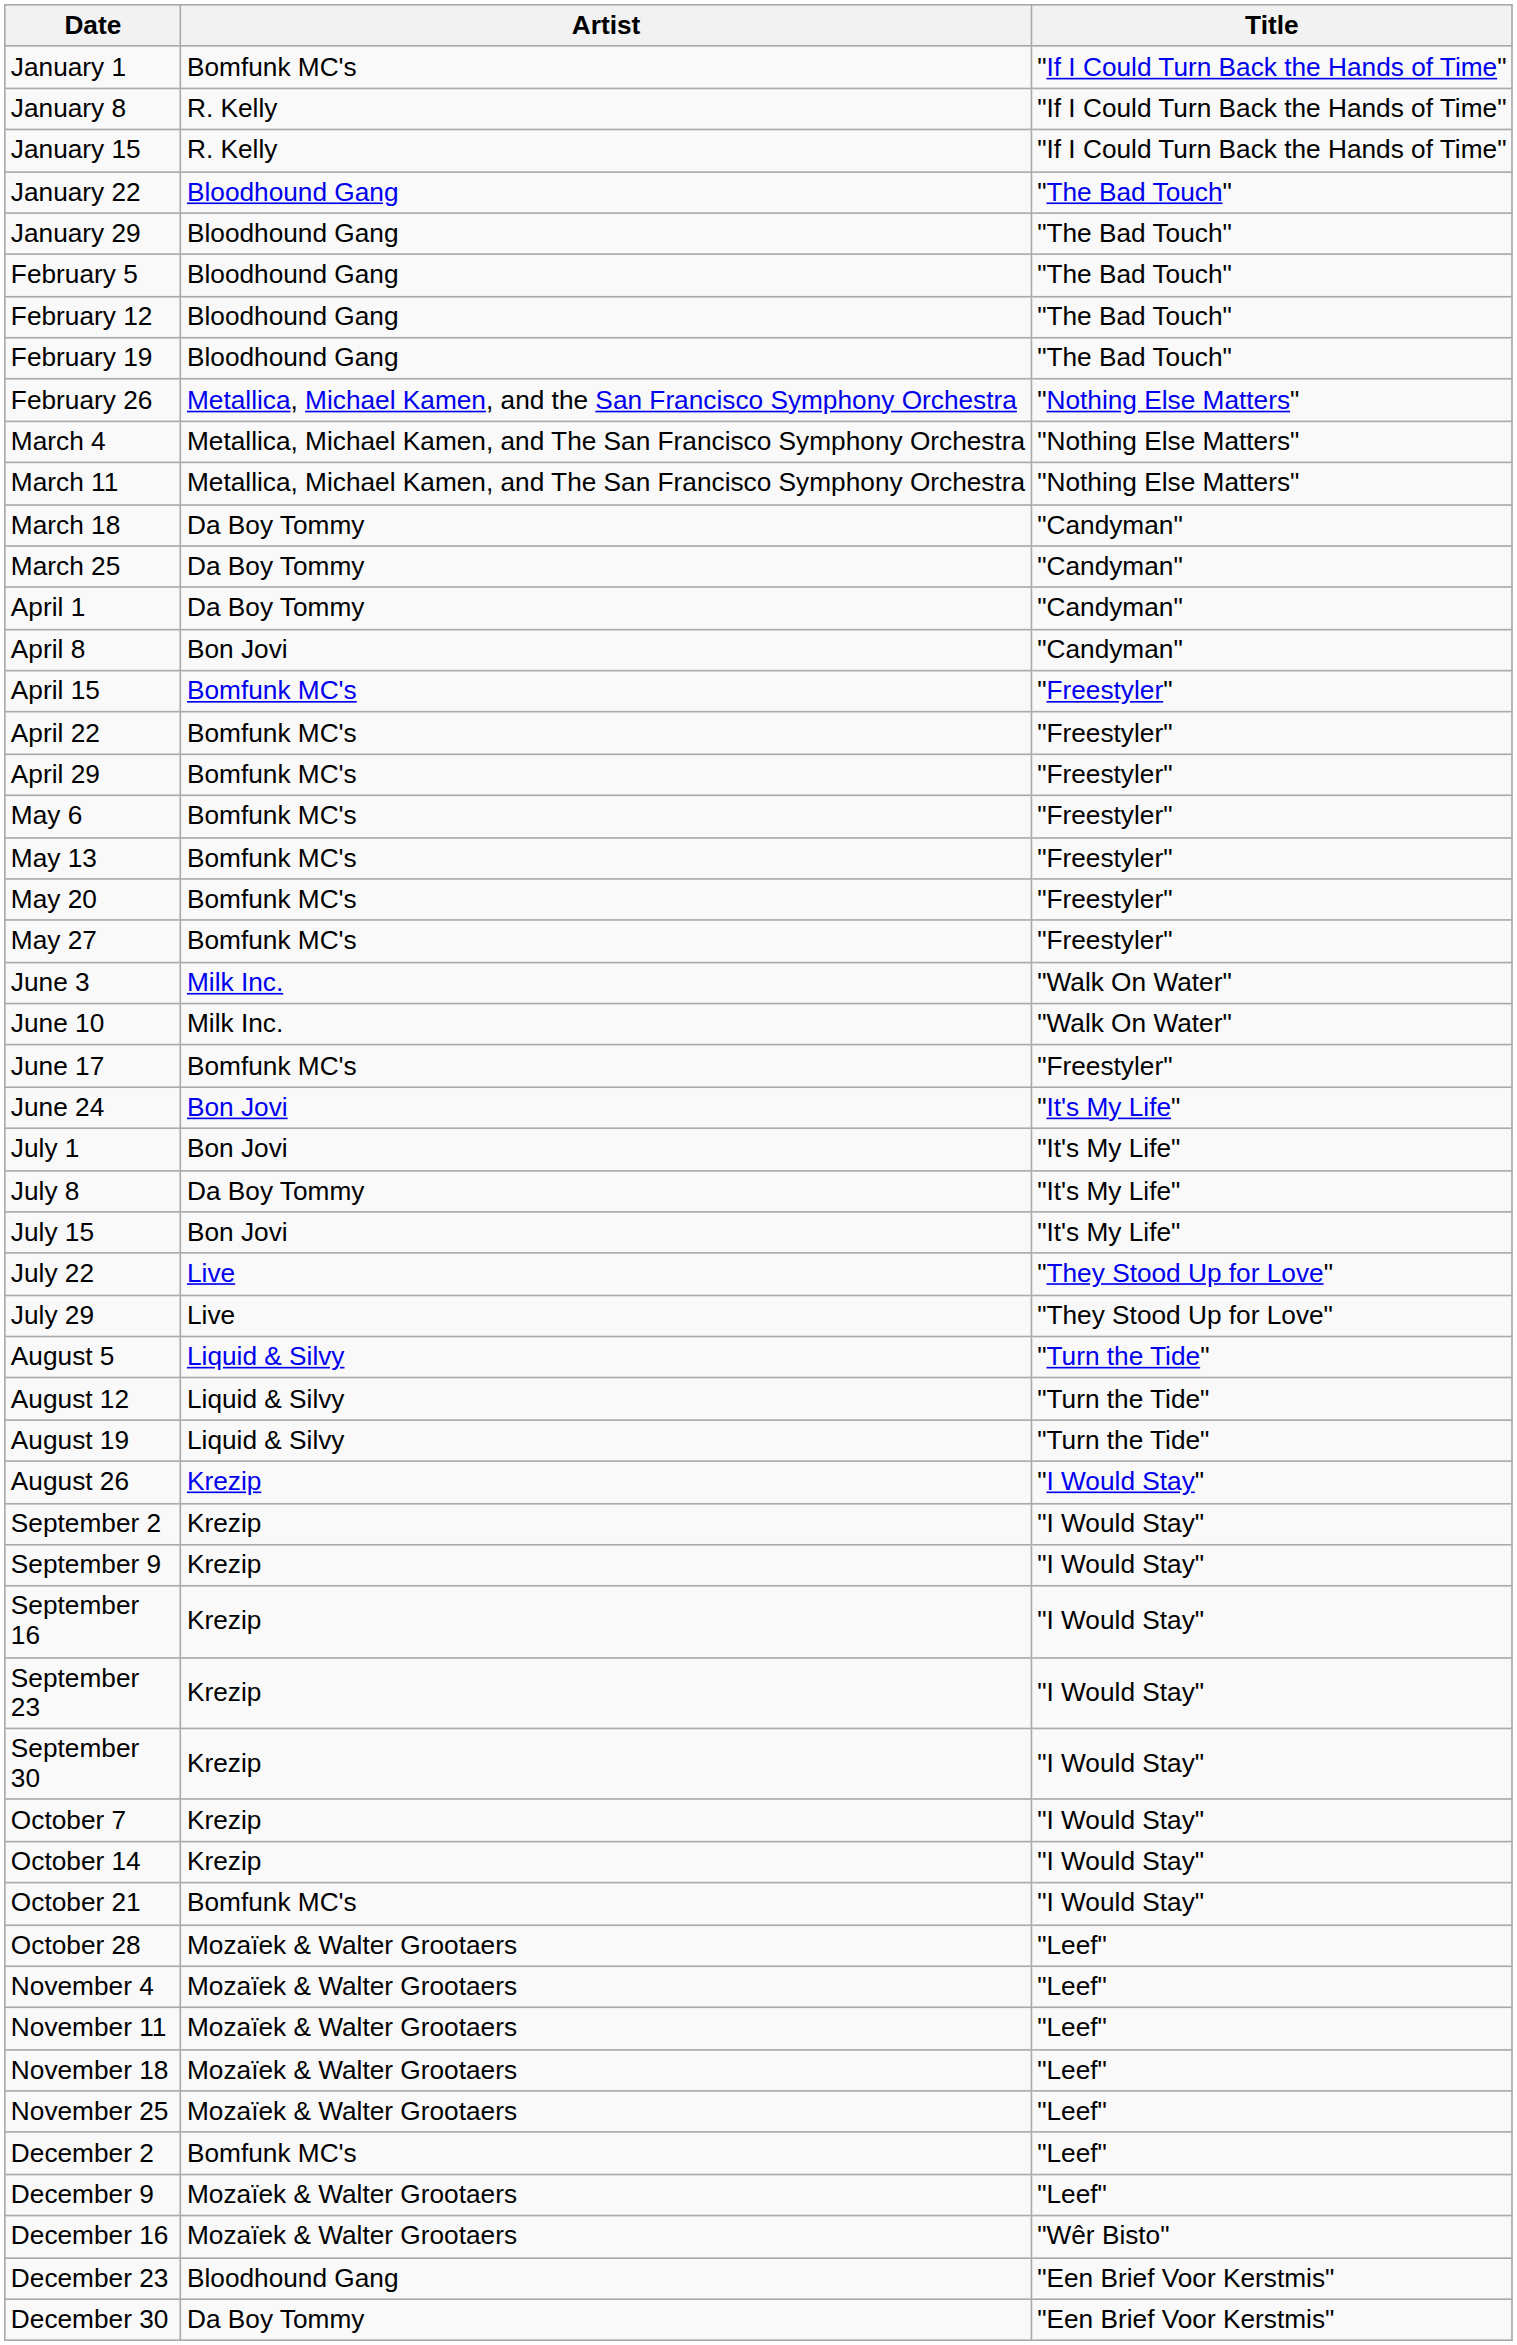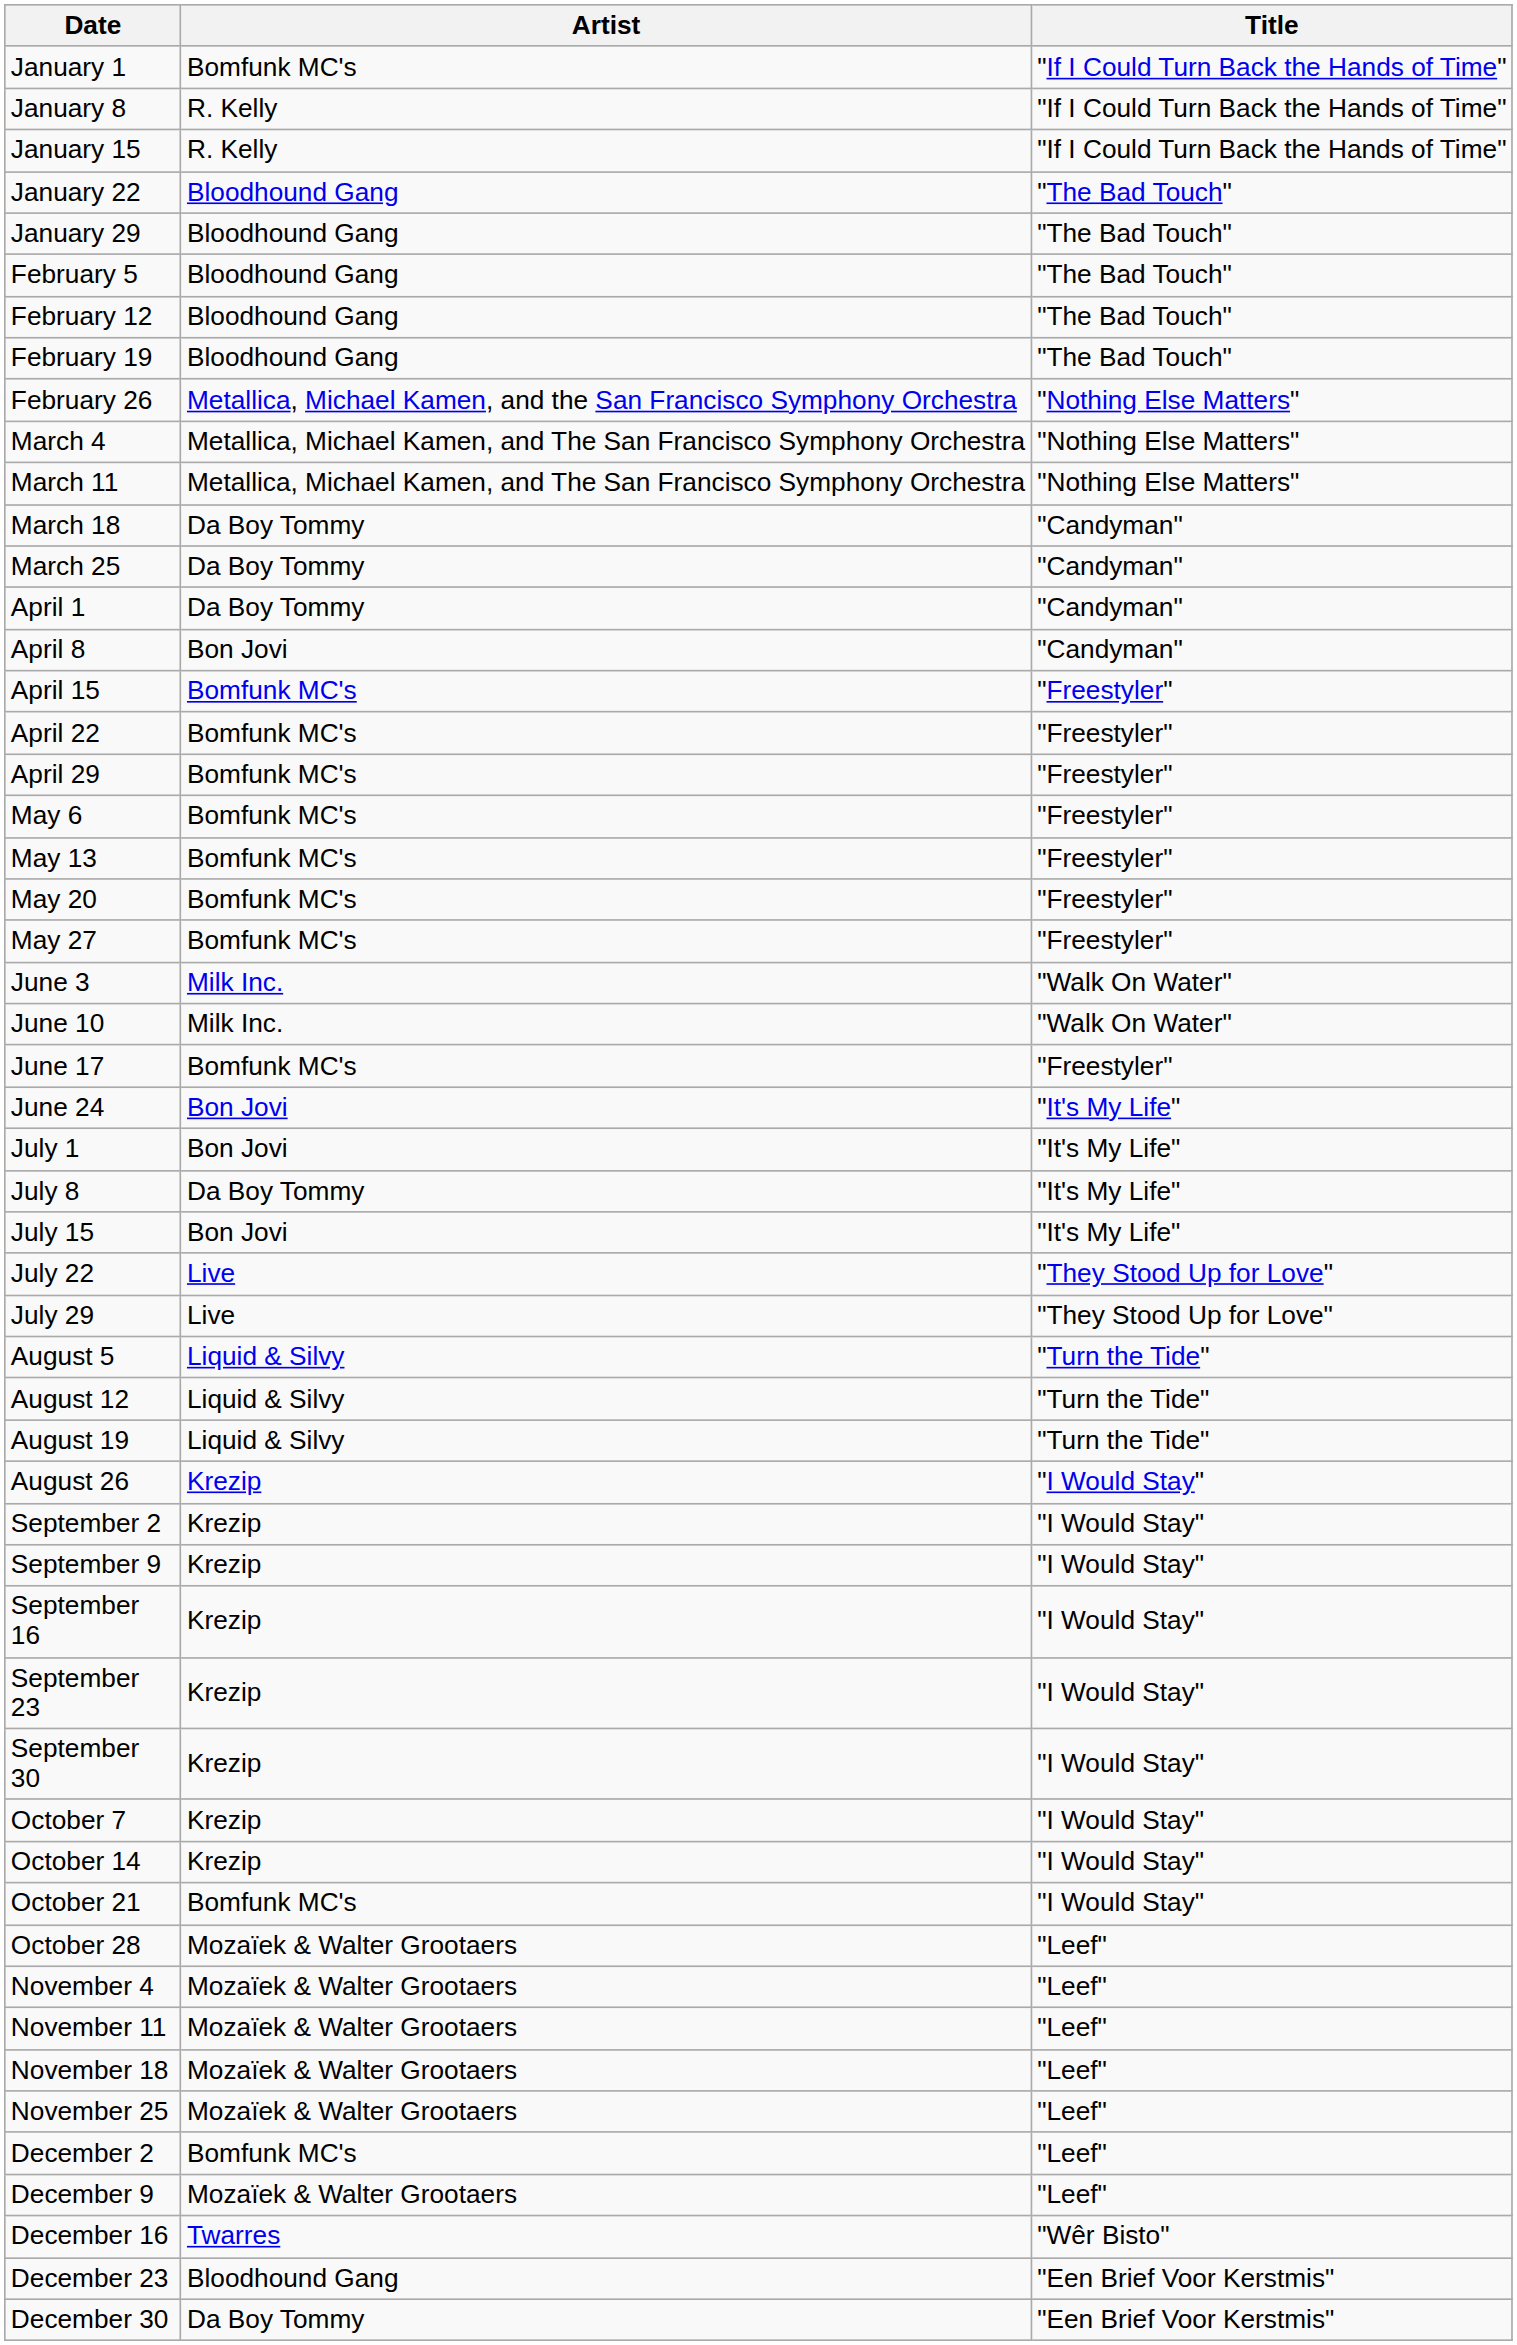(352, 2236) Mozaïek & Walter Grootaers -> (234, 2236) Twarres
